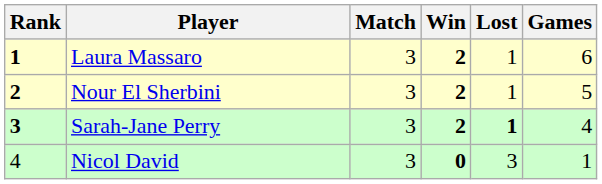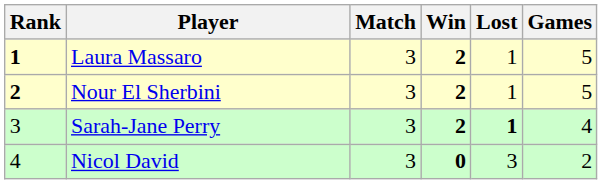(587, 56) 6 -> (587, 56) 5
(15, 126) bold -> (15, 126) normal
(587, 160) 1 -> (587, 160) 2
